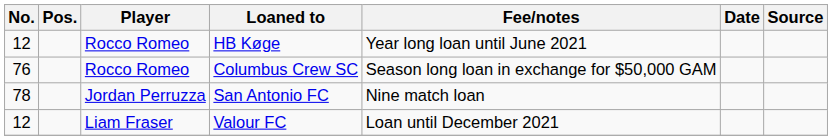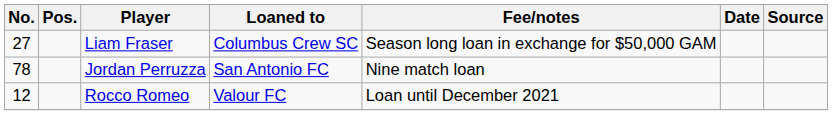- row: (247, 43)
(22, 69) 76 -> (22, 43) 27
(137, 69) Rocco Romeo -> (129, 43) Liam Fraser
(129, 122) Liam Fraser -> (137, 95) Rocco Romeo
